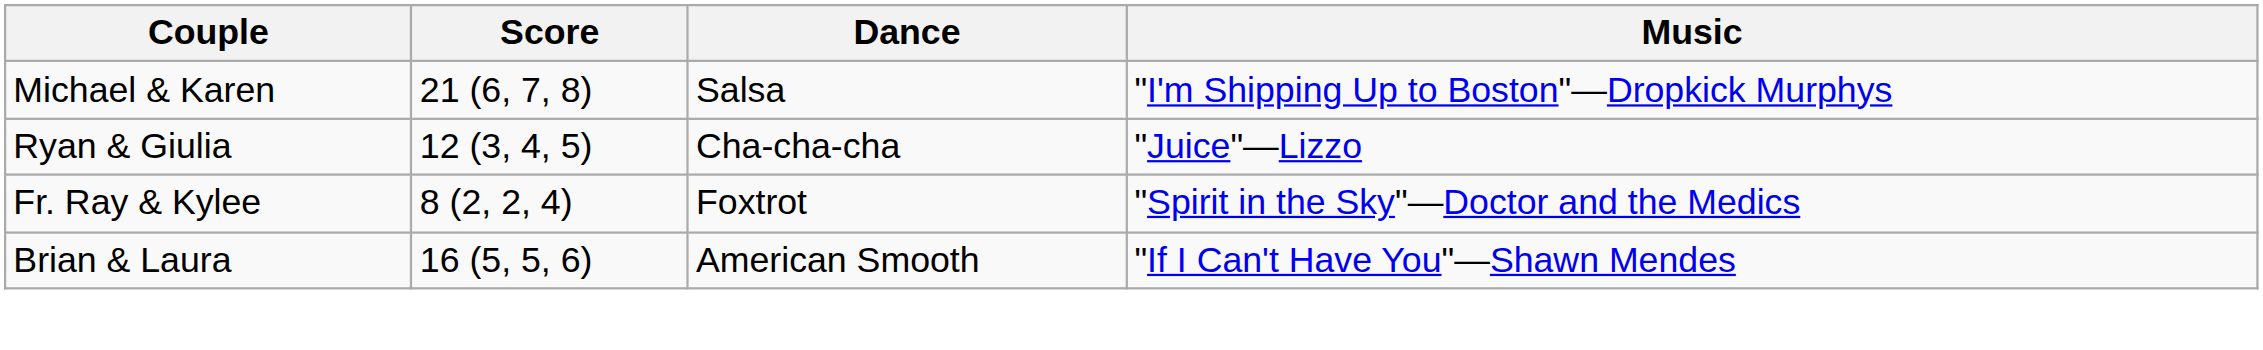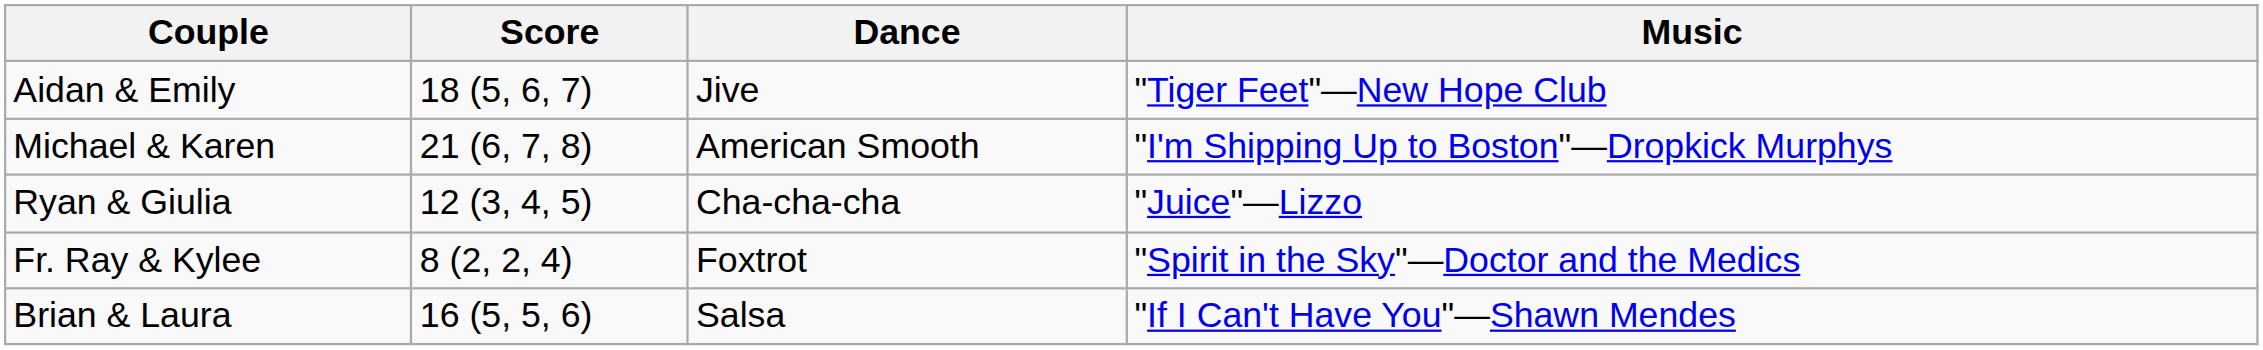+ row: (124, 89)
(741, 89) Salsa -> (838, 145) American Smooth
(838, 259) American Smooth -> (741, 315) Salsa
